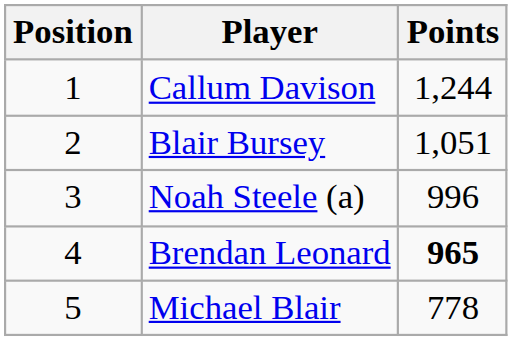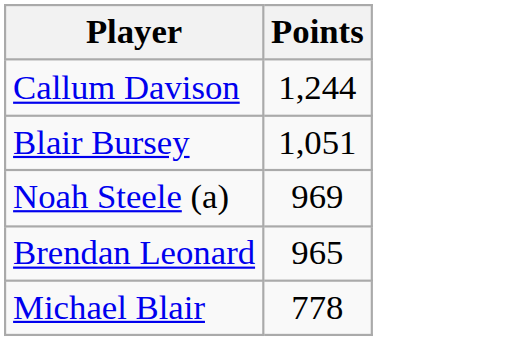- column: (73, 32)
(453, 197) 996 -> (317, 197) 969
(453, 252) bold -> (317, 252) normal
